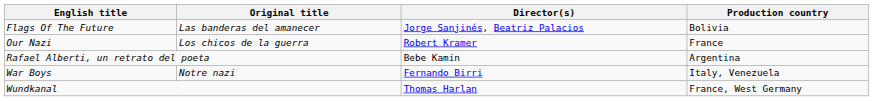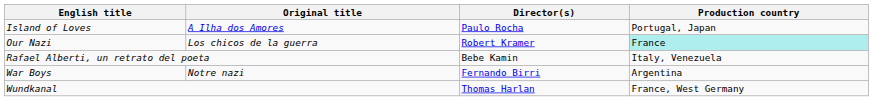- row: (60, 27)
+ row: (49, 27)
(706, 42) no background -> (648, 42) paleturquoise background
(715, 58) Argentina -> (677, 58) Italy, Venezuela
(734, 73) Italy, Venezuela -> (657, 73) Argentina
